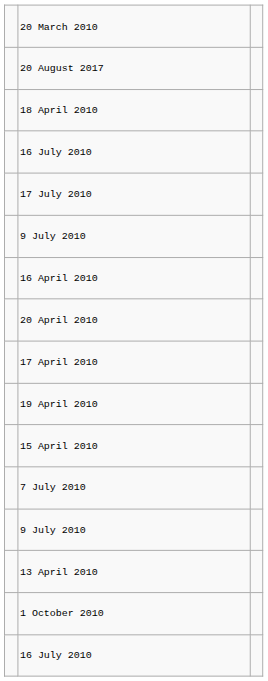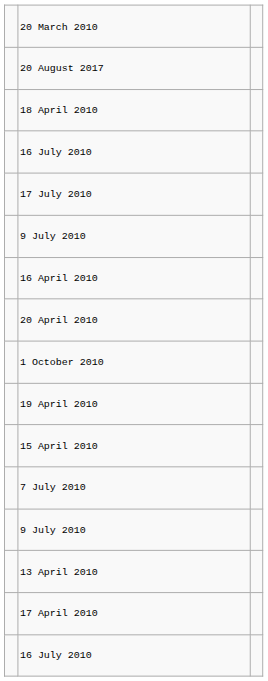rows swapped: (11, 614) <-> (11, 362)
